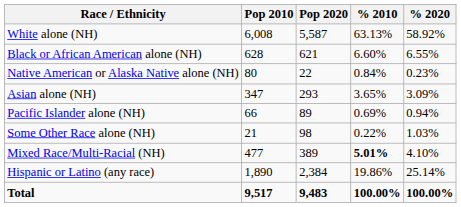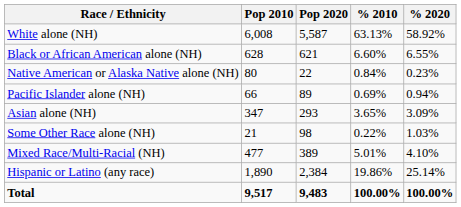rows swapped: (52, 93) <-> (76, 113)
(371, 152) bold -> (370, 152) normal
